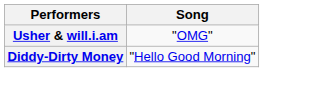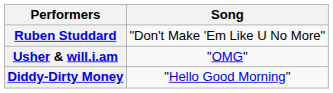+ row: (65, 35)
